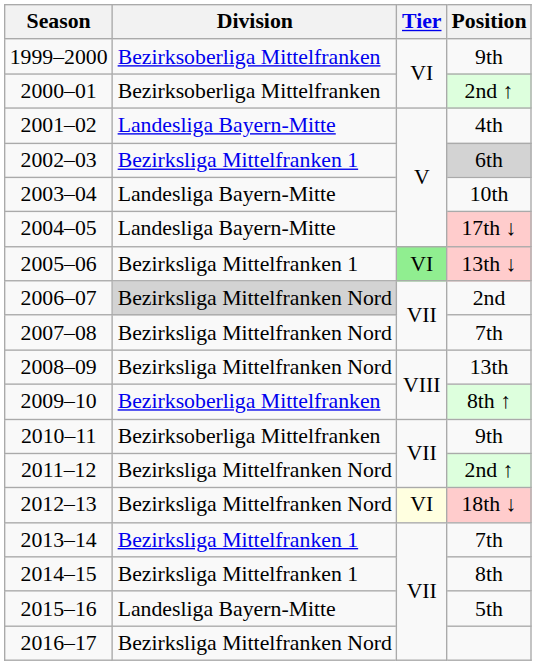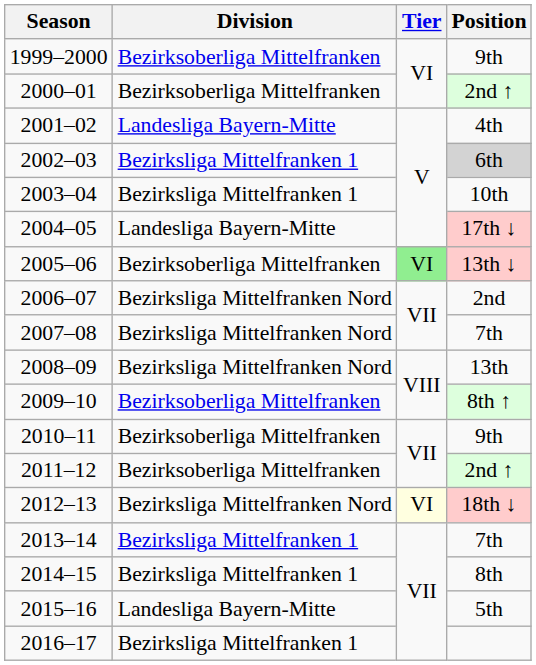(227, 194) Landesliga Bayern-Mitte -> (238, 194) Bezirksliga Mittelfranken 1
(238, 263) Bezirksliga Mittelfranken 1 -> (249, 263) Bezirksoberliga Mittelfranken
(255, 297) lightgrey background -> (255, 297) no background
(255, 470) Bezirksliga Mittelfranken Nord -> (249, 470) Bezirksoberliga Mittelfranken
(255, 642) Bezirksliga Mittelfranken Nord -> (238, 642) Bezirksliga Mittelfranken 1
